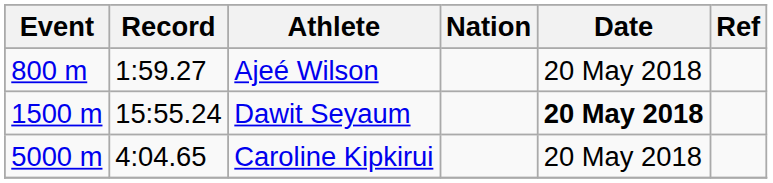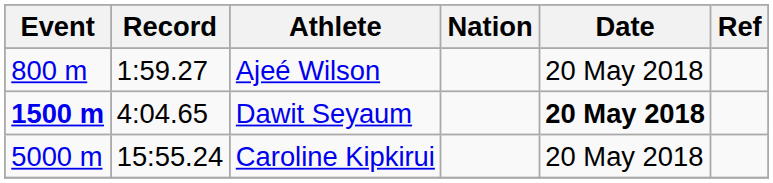(57, 113) normal -> (58, 113) bold
(168, 113) 15:55.24 -> (162, 113) 4:04.65
(161, 157) 4:04.65 -> (170, 157) 15:55.24
